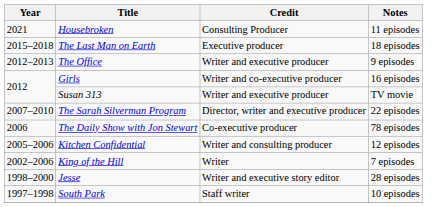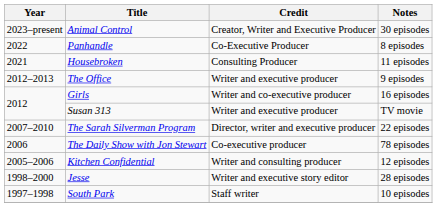+ row: (100, 29)
+ row: (90, 45)
- row: (107, 45)
- row: (91, 161)
